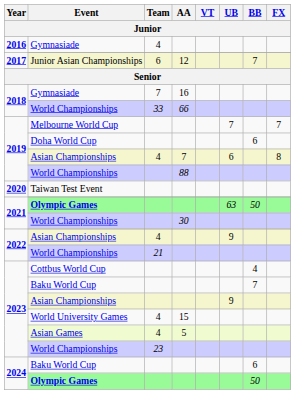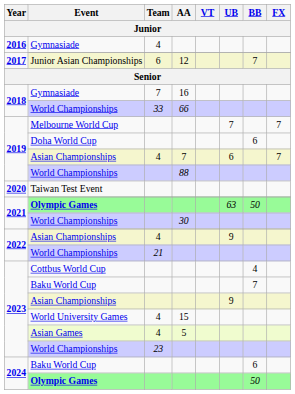(279, 157) 8 -> (279, 157) 7
